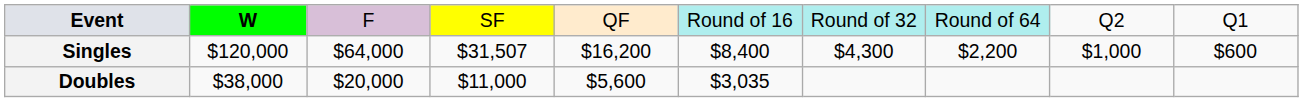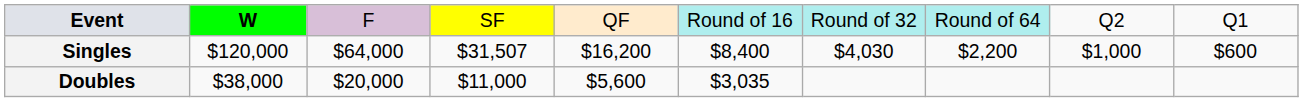(864, 51) $4,300 -> (864, 51) $4,030
